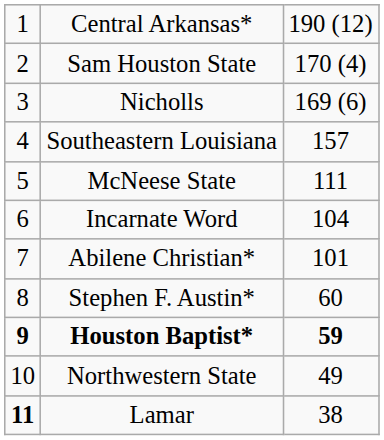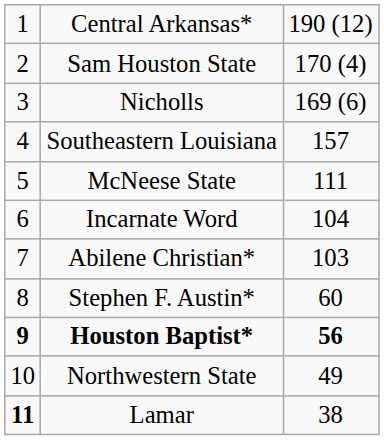(331, 258) 101 -> (331, 258) 103
(331, 336) 59 -> (331, 336) 56
